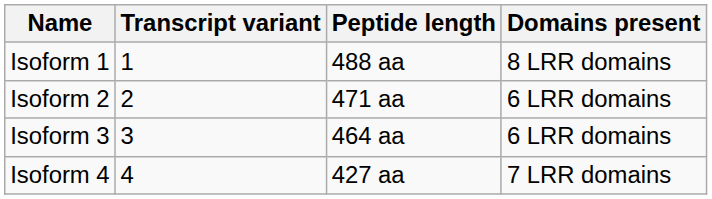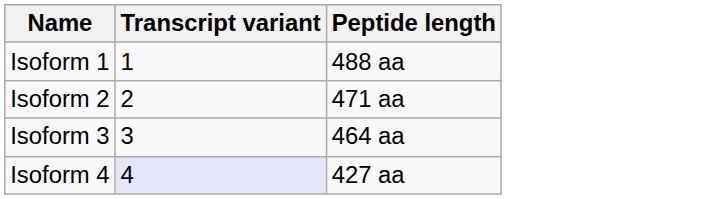- column: (604, 23)
(127, 174) no background -> (127, 174) lavender background
